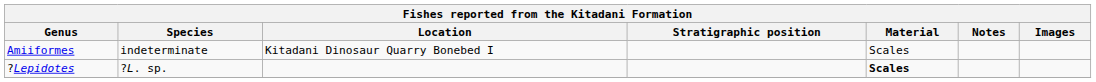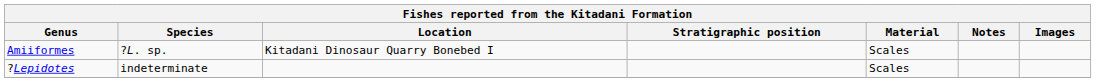(164, 50) indeterminate -> (144, 50) ?L. sp.
(144, 68) ?L. sp. -> (164, 68) indeterminate
(889, 68) bold -> (889, 68) normal
